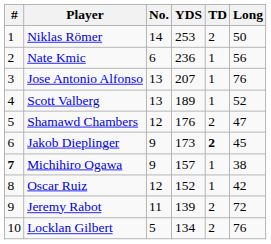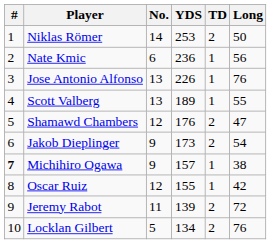(185, 79) 207 -> (185, 79) 226
(240, 100) 52 -> (240, 100) 55
(212, 143) bold -> (212, 143) normal
(240, 143) 45 -> (240, 143) 54
(185, 185) 152 -> (185, 185) 155
